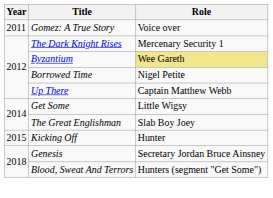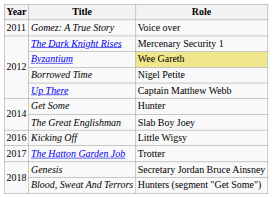(162, 106) Little Wigsy -> (152, 106) Hunter
(17, 138) 2015 -> (17, 138) 2016
(152, 138) Hunter -> (162, 138) Little Wigsy
+ row: (78, 153)
